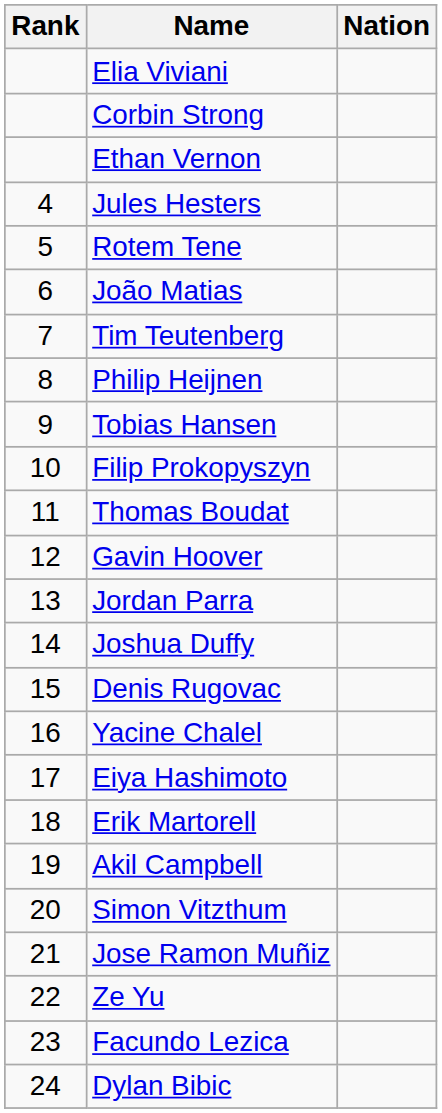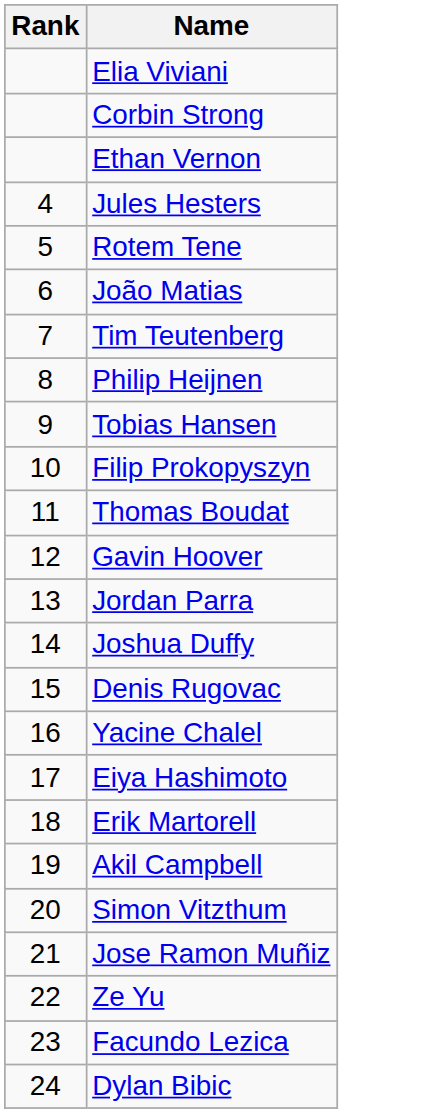- column: (387, 26)
